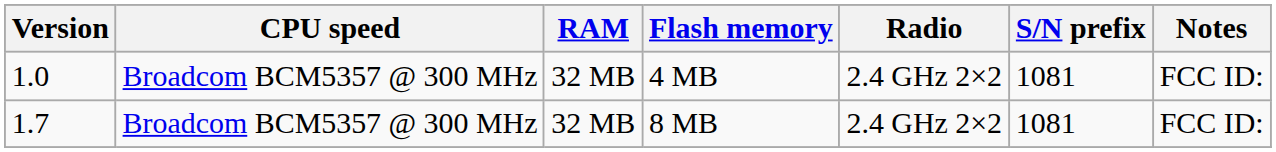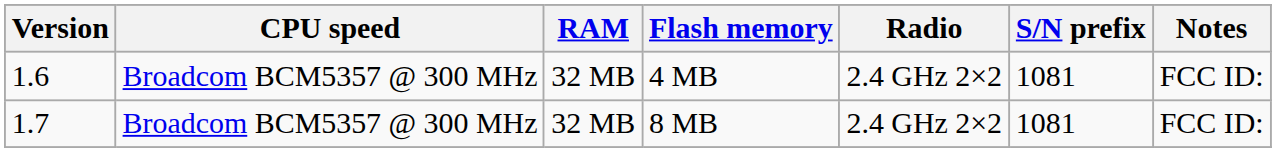(31, 75) 1.0 -> (31, 75) 1.6
